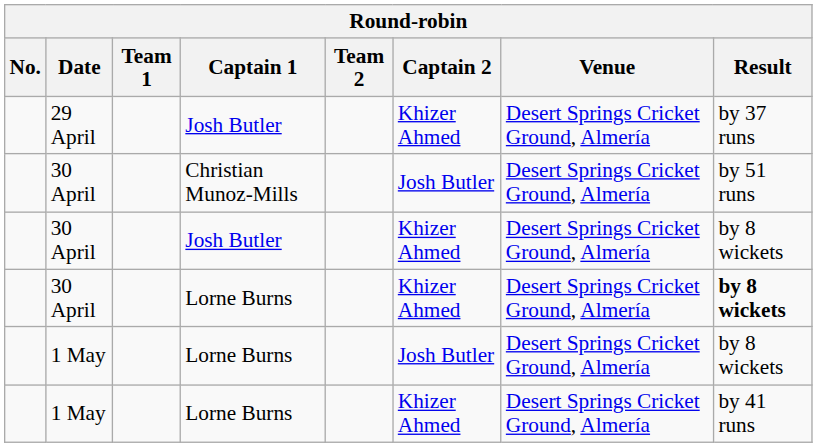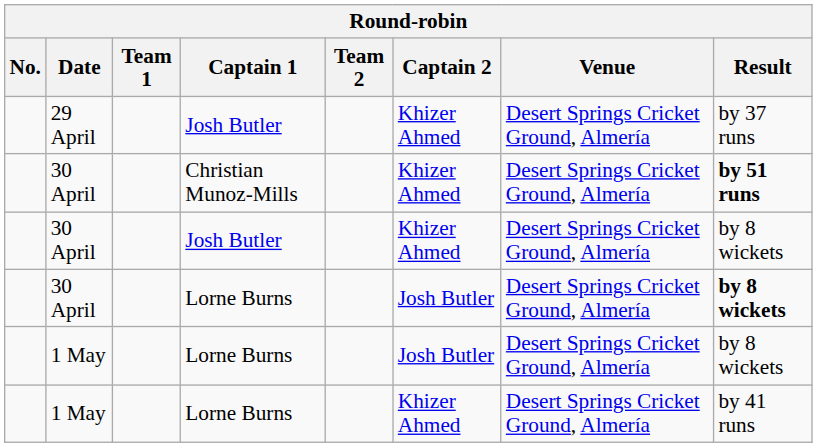(446, 182) Josh Butler -> (429, 182) Khizer Ahmed
(742, 182) normal -> (743, 182) bold
(429, 297) Khizer Ahmed -> (446, 297) Josh Butler
